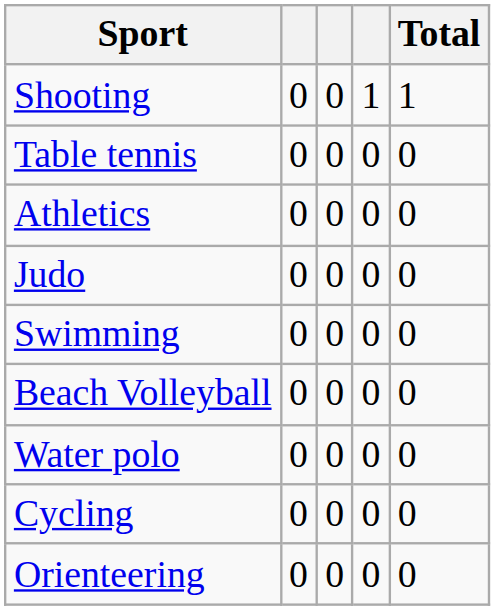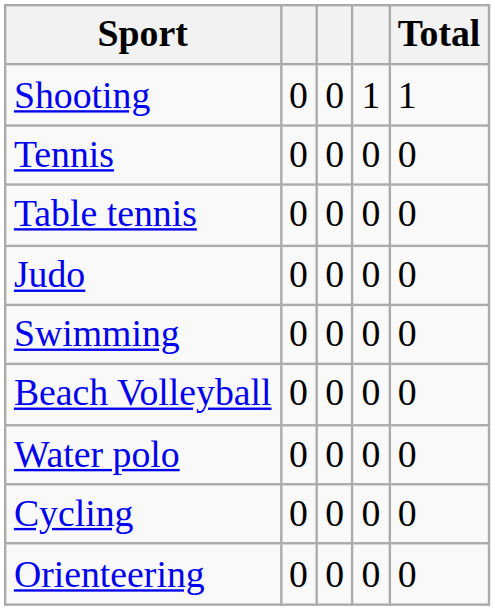+ row: (64, 154)
- row: (82, 214)
